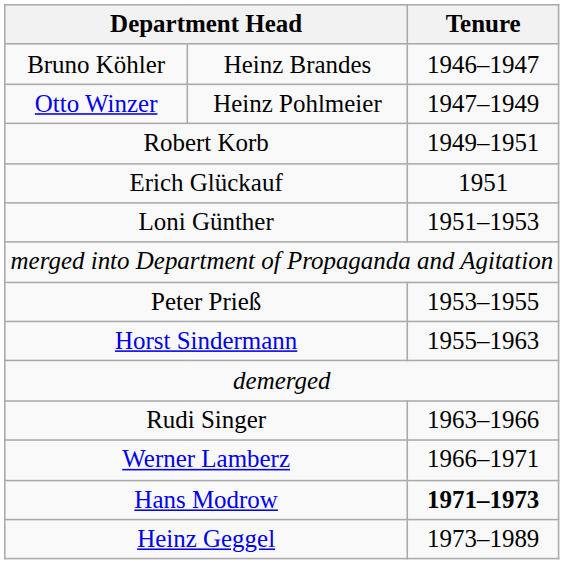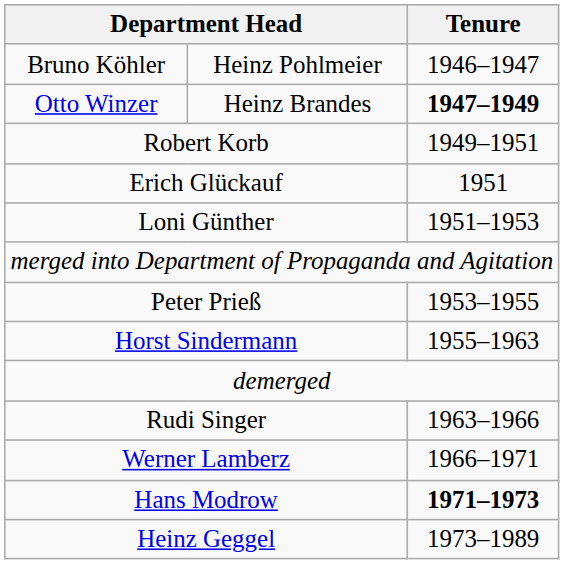(297, 63) Heinz Brandes -> (297, 63) Heinz Pohlmeier
(297, 103) Heinz Pohlmeier -> (297, 103) Heinz Brandes
(483, 103) normal -> (483, 103) bold
